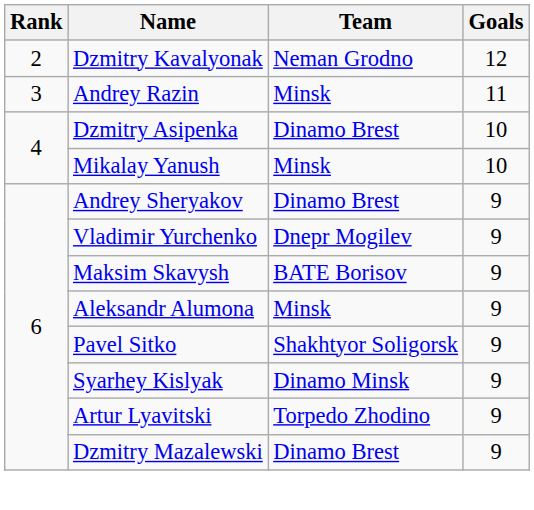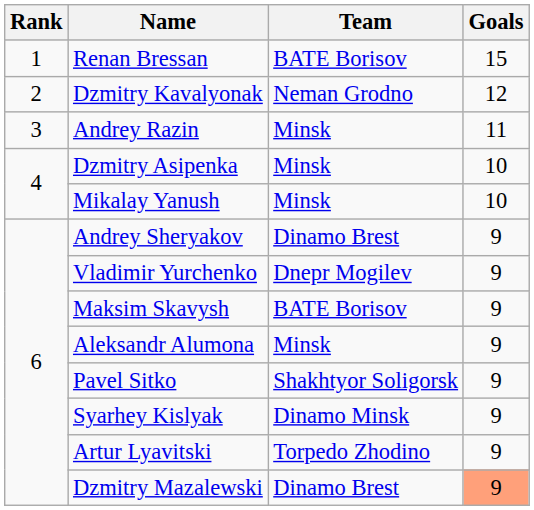+ row: (140, 58)
(336, 129) Dinamo Brest -> (302, 165) Minsk
(496, 451) no background -> (496, 487) lightsalmon background
